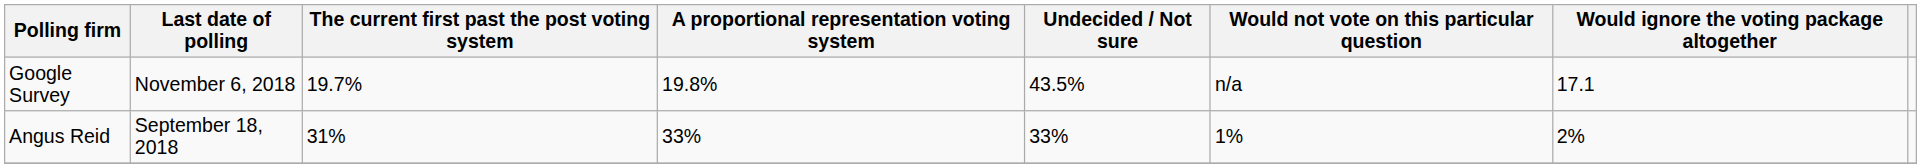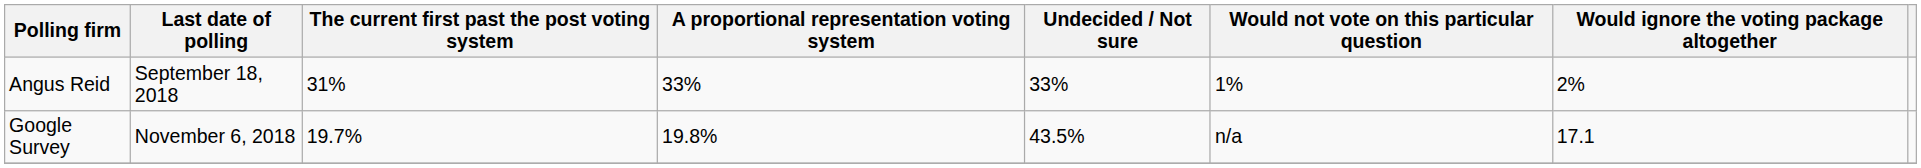rows swapped: (60, 136) <-> (41, 83)
